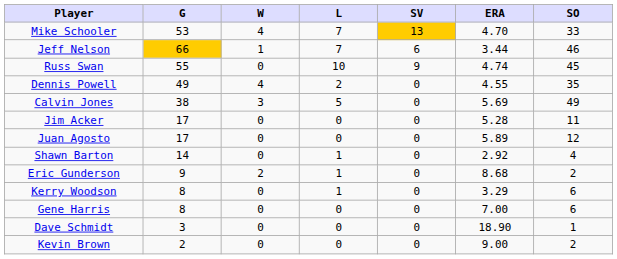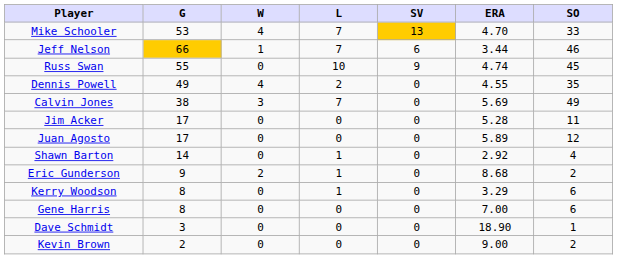(339, 102) 5 -> (339, 102) 7
